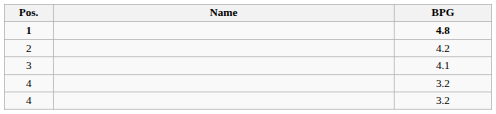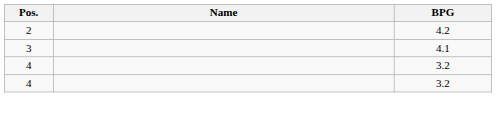- row: (29, 30)
